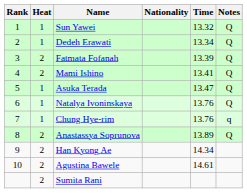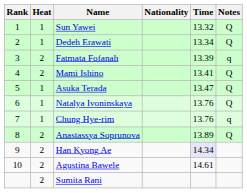(229, 58) Q -> (229, 58) q
(203, 149) no background -> (203, 149) lavender background
